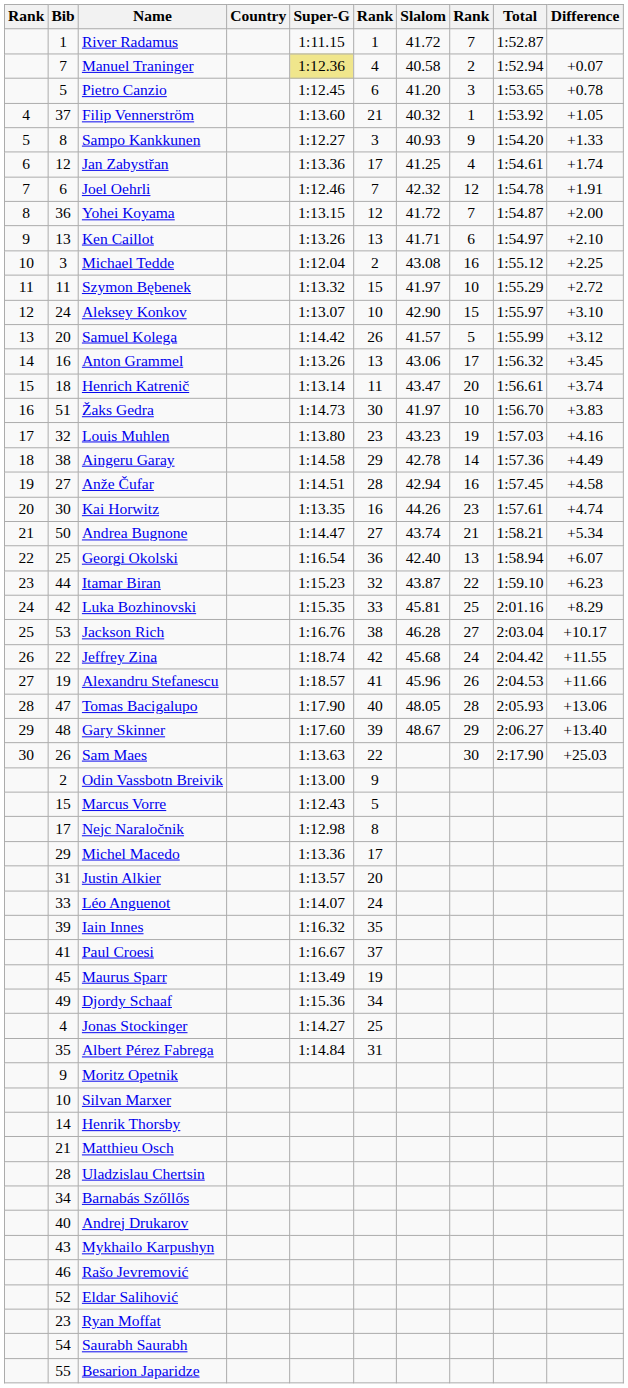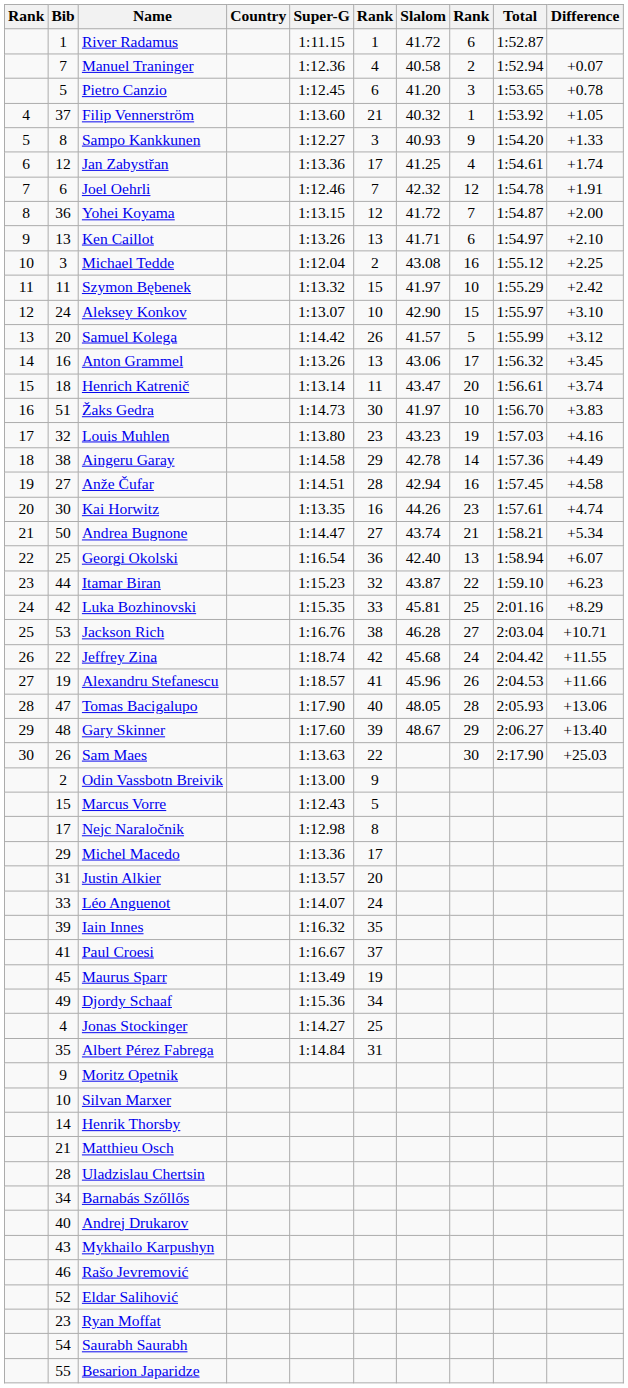(471, 41) 7 -> (471, 41) 6
(322, 66) khaki background -> (322, 66) no background
(585, 287) +2.72 -> (585, 287) +2.42
(585, 632) +10.17 -> (585, 632) +10.71
